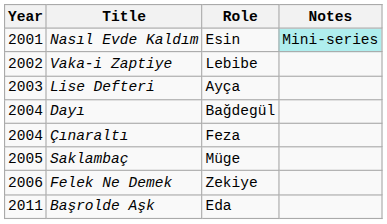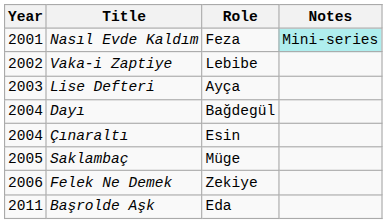(223, 40) Esin -> (223, 40) Feza
(223, 135) Feza -> (223, 135) Esin
